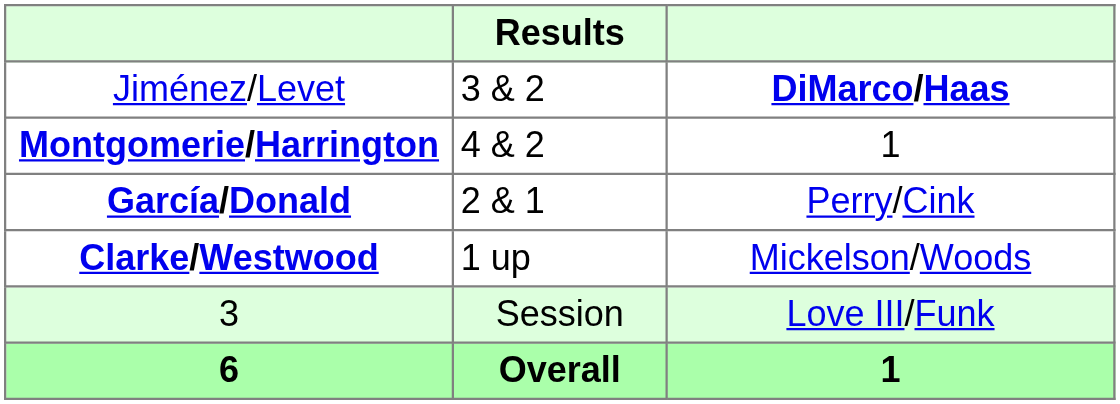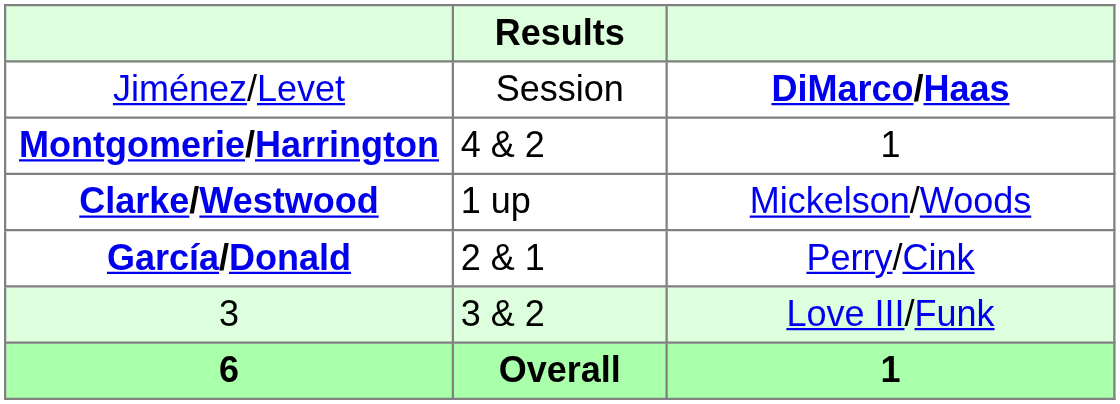(503, 88) 3 & 2 -> (560, 88) Session
rows swapped: (229, 257) <-> (229, 201)
(560, 313) Session -> (503, 313) 3 & 2
